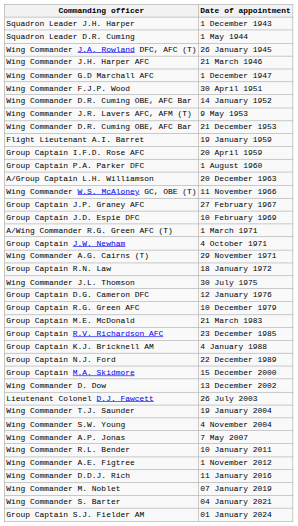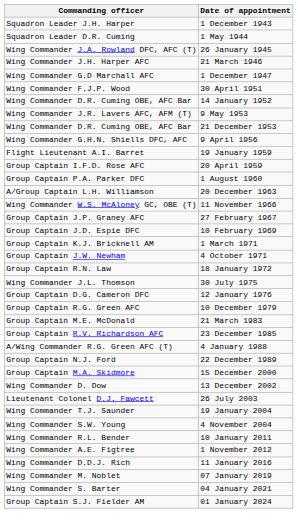+ row: (229, 140)
(89, 230) A/Wing Commander R.G. Green AFC (T) -> (80, 243) Group Captain K.J. Bricknell AM
- row: (238, 256)
(80, 347) Group Captain K.J. Bricknell AM -> (89, 347) A/Wing Commander R.G. Green AFC (T)
- row: (224, 437)
